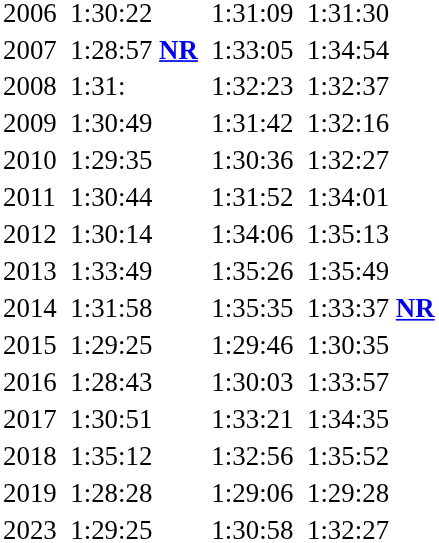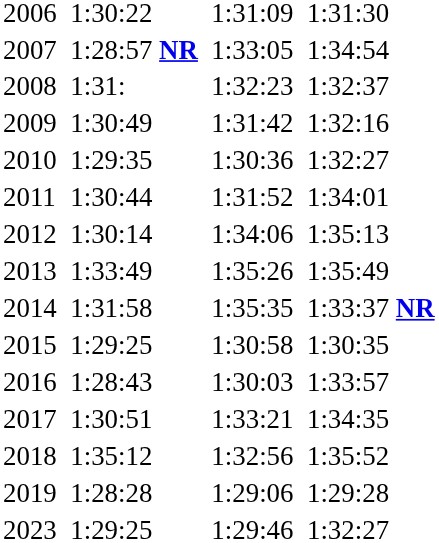(252, 345) 1:29:46 -> (252, 345) 1:30:58
(252, 530) 1:30:58 -> (252, 530) 1:29:46
